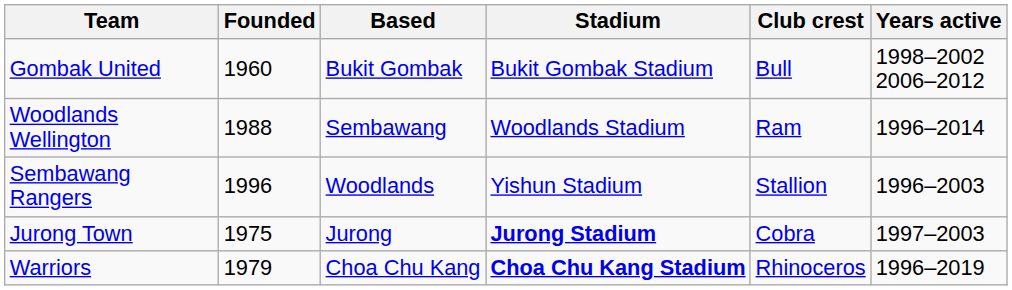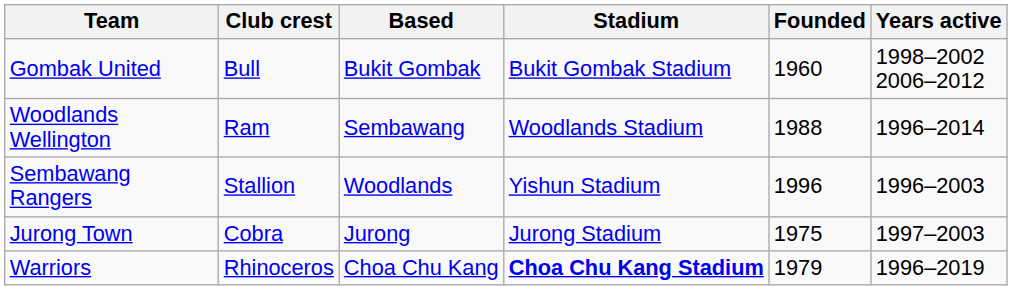columns swapped: (270, 21) <-> (811, 21)
(573, 233) bold -> (585, 233) normal
